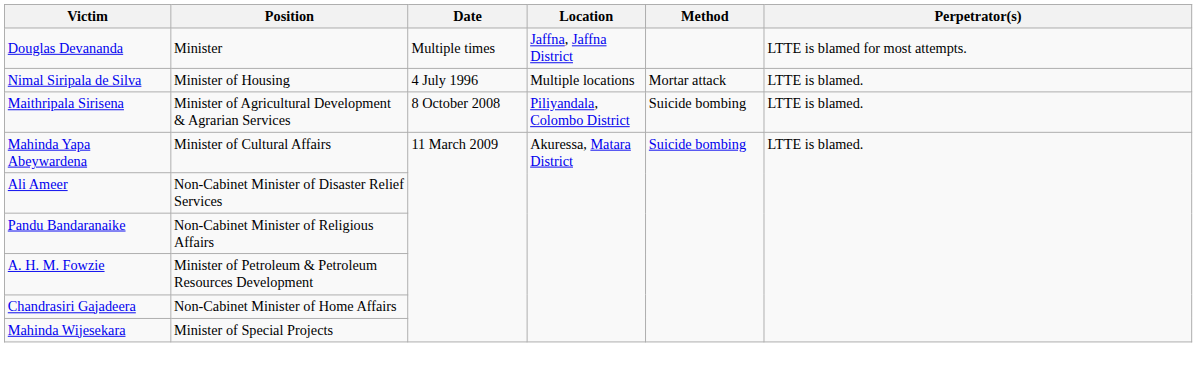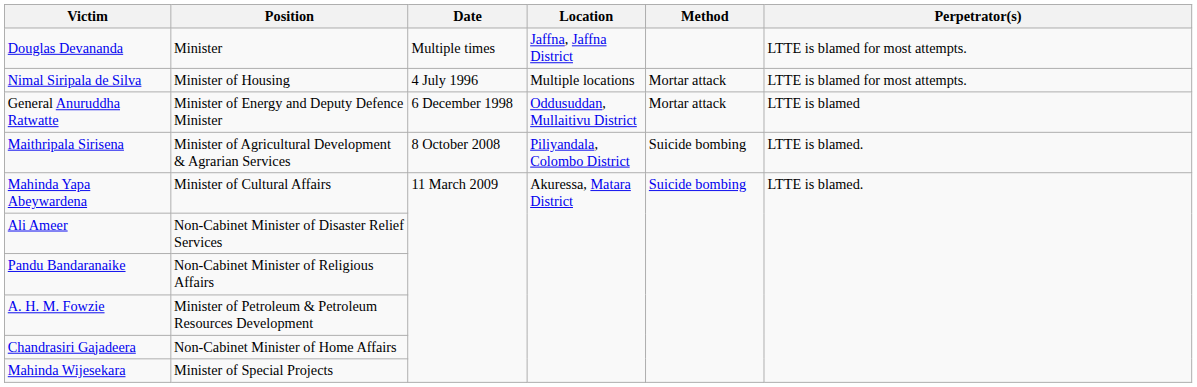(815, 80) LTTE is blamed. -> (867, 80) LTTE is blamed for most attempts.
+ row: (64, 112)
